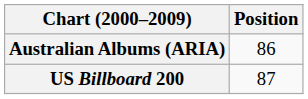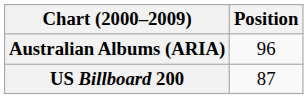(266, 49) 86 -> (266, 49) 96
